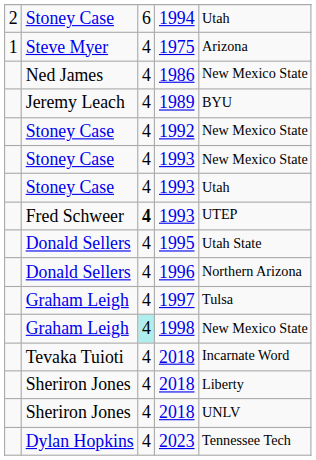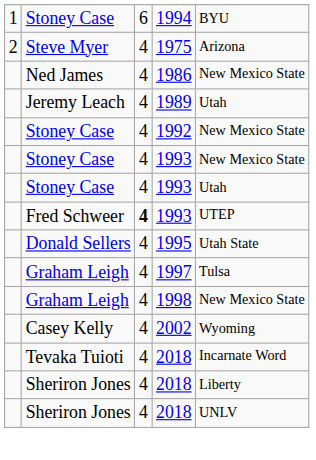(13, 18) 2 -> (13, 18) 1
(216, 18) Utah -> (214, 18) BYU
(13, 46) 1 -> (13, 46) 2
(217, 103) BYU -> (213, 103) Utah
- row: (78, 272)
(146, 328) paleturquoise background -> (143, 300) no background
+ row: (69, 328)
- row: (80, 441)
